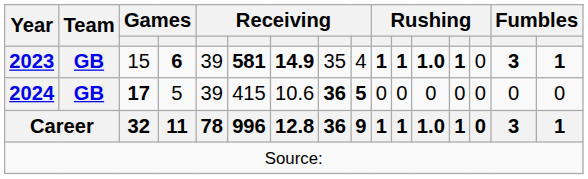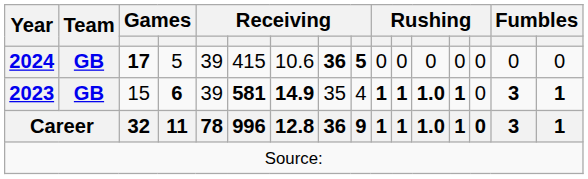rows swapped: (32, 61) <-> (32, 93)
